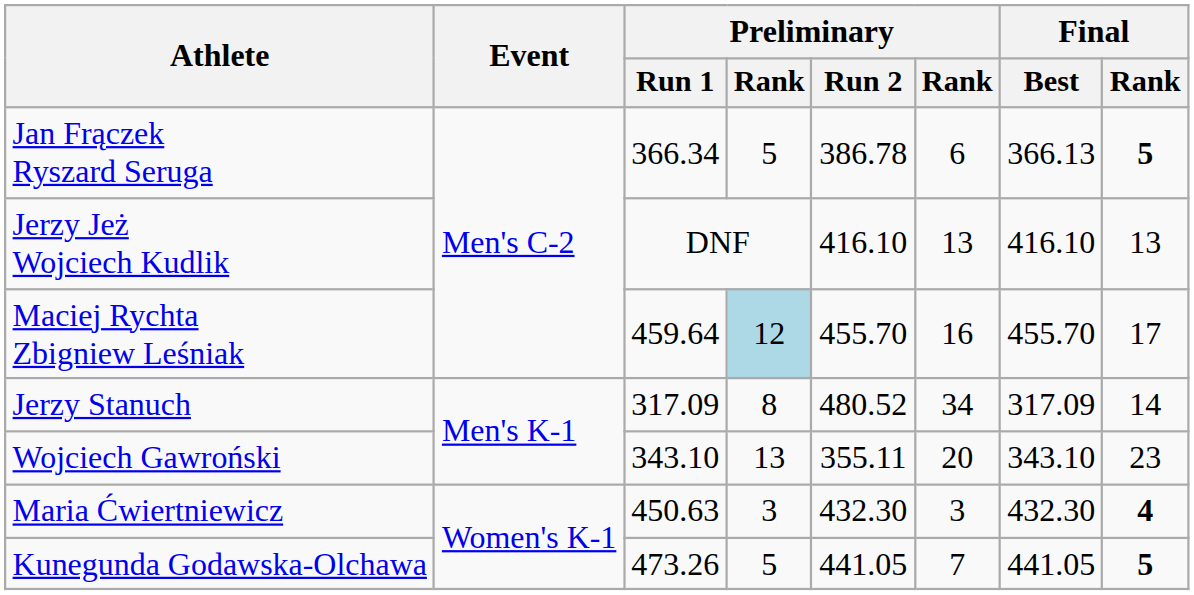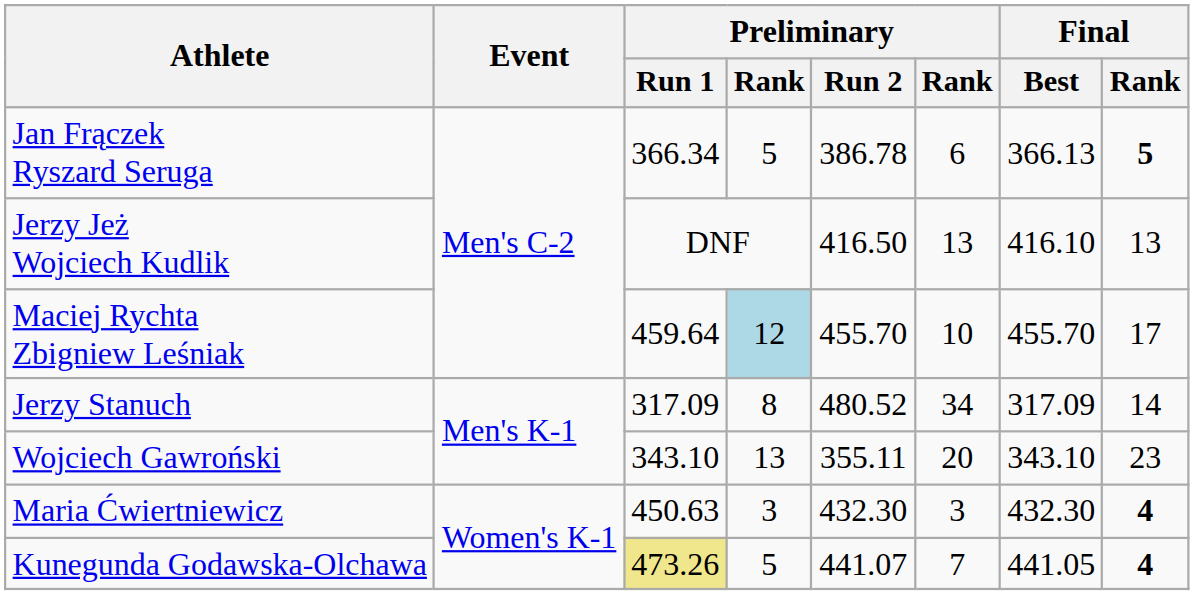(863, 243) 416.10 -> (863, 243) 416.50
(957, 333) 16 -> (957, 333) 10
(675, 563) no background -> (675, 563) khaki background
(863, 563) 441.05 -> (863, 563) 441.07
(1145, 563) 5 -> (1145, 563) 4
